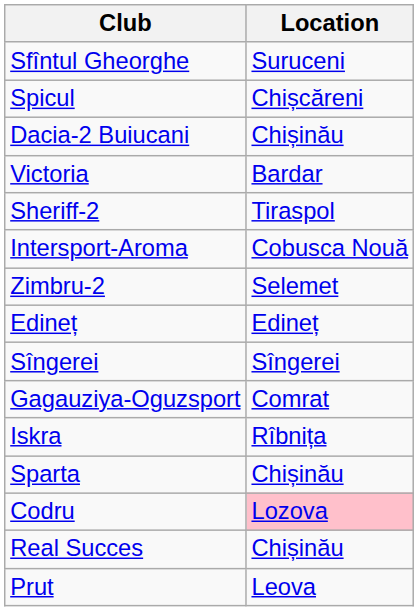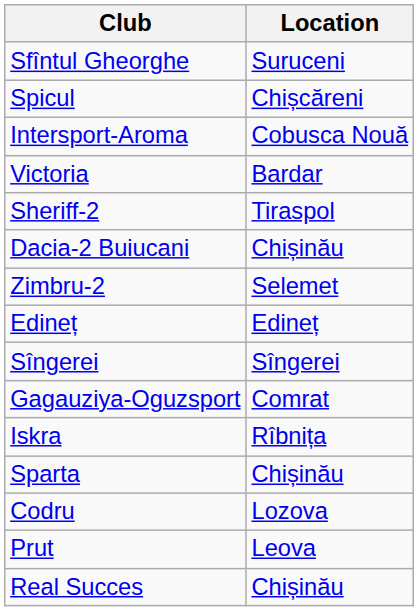rows swapped: (100, 135) <-> (99, 248)
(290, 511) pink background -> (290, 511) no background
rows swapped: (77, 549) <-> (32, 586)
